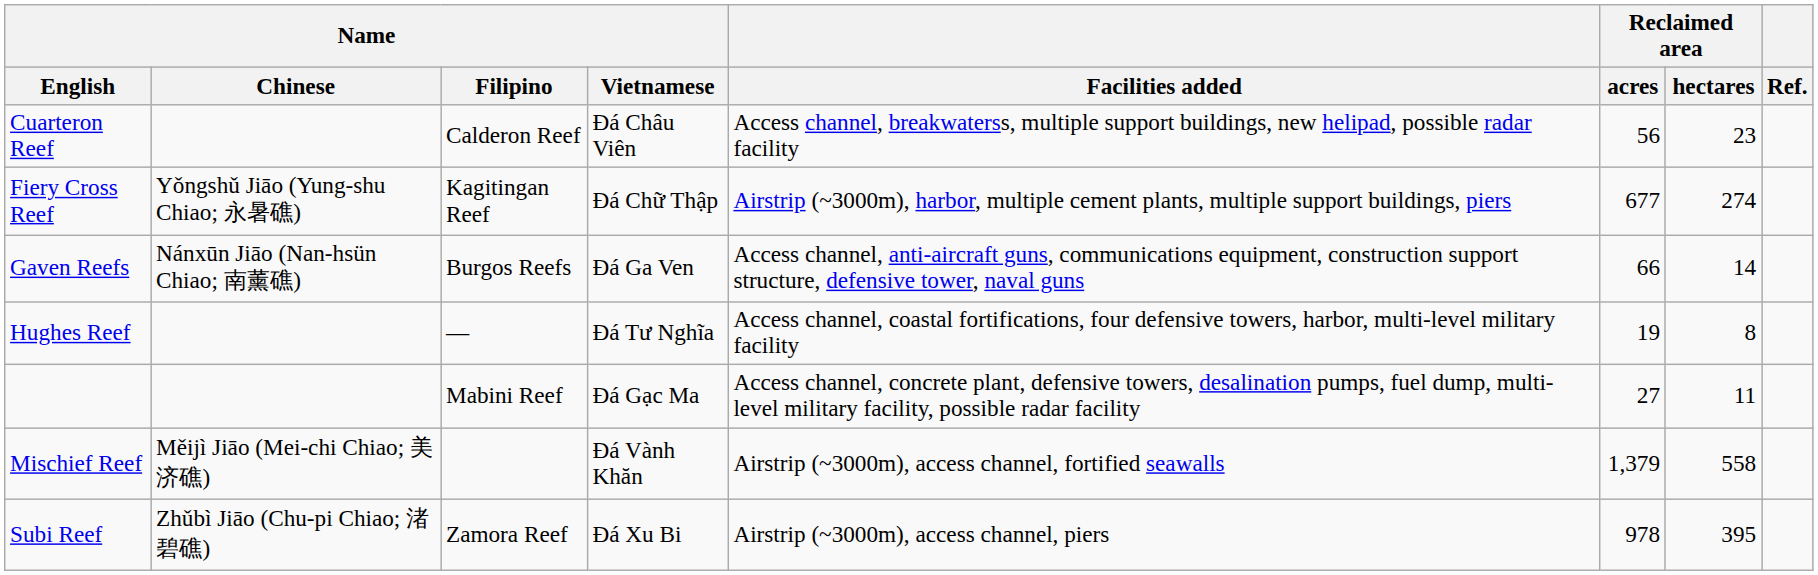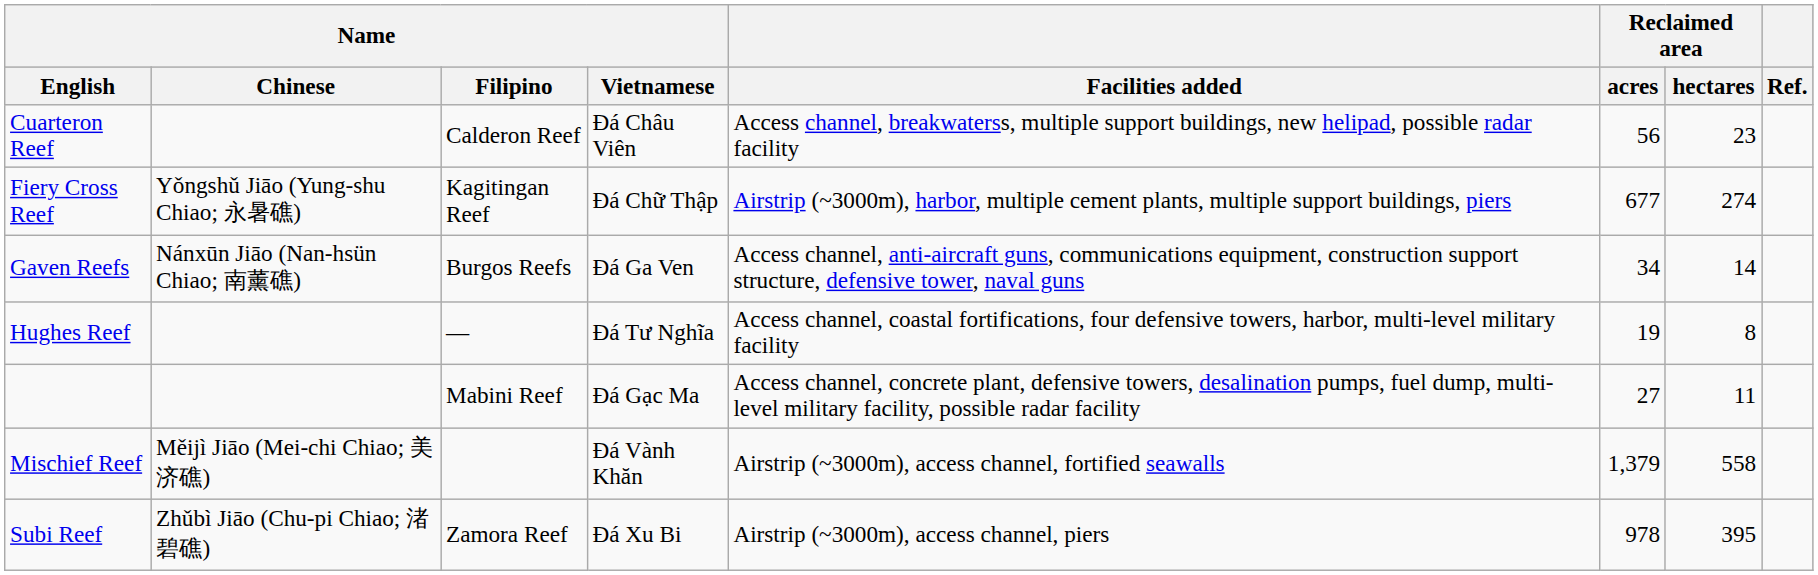(1648, 267) 66 -> (1648, 267) 34
